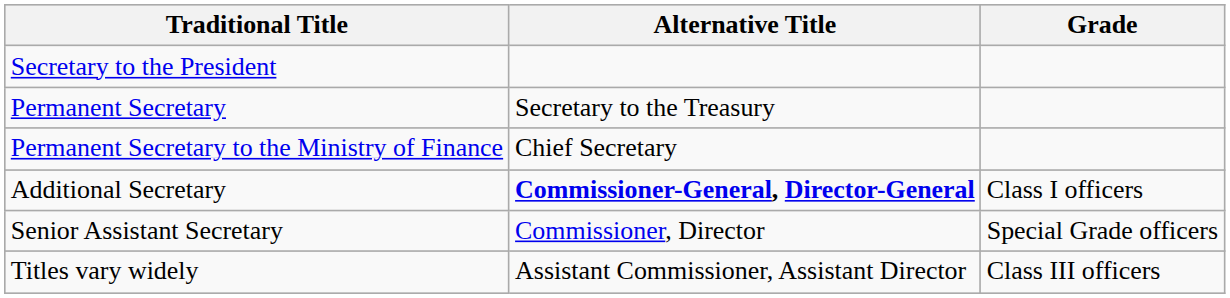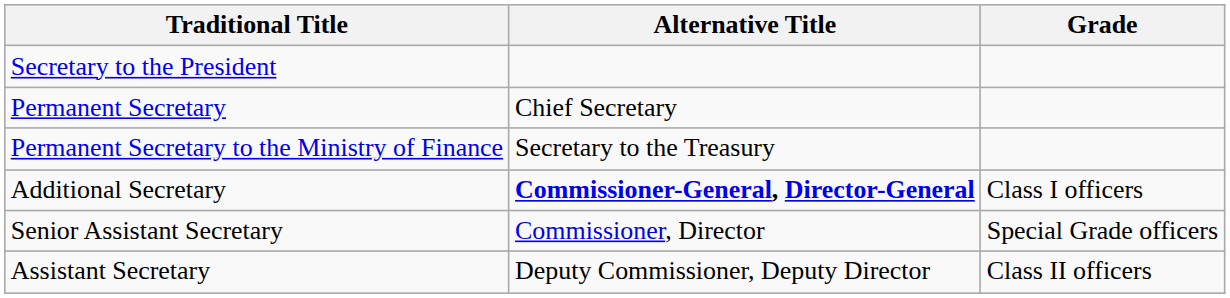(645, 107) Secretary to the Treasury -> (596, 107) Chief Secretary
(596, 148) Chief Secretary -> (645, 148) Secretary to the Treasury
+ row: (110, 271)
- row: (105, 271)
